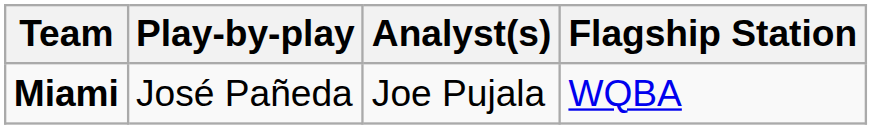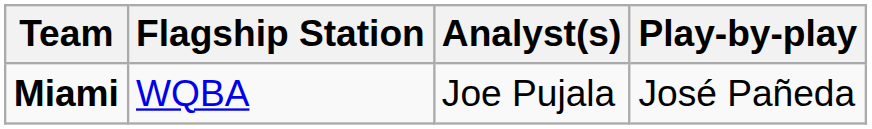columns swapped: (245, 33) <-> (713, 33)
